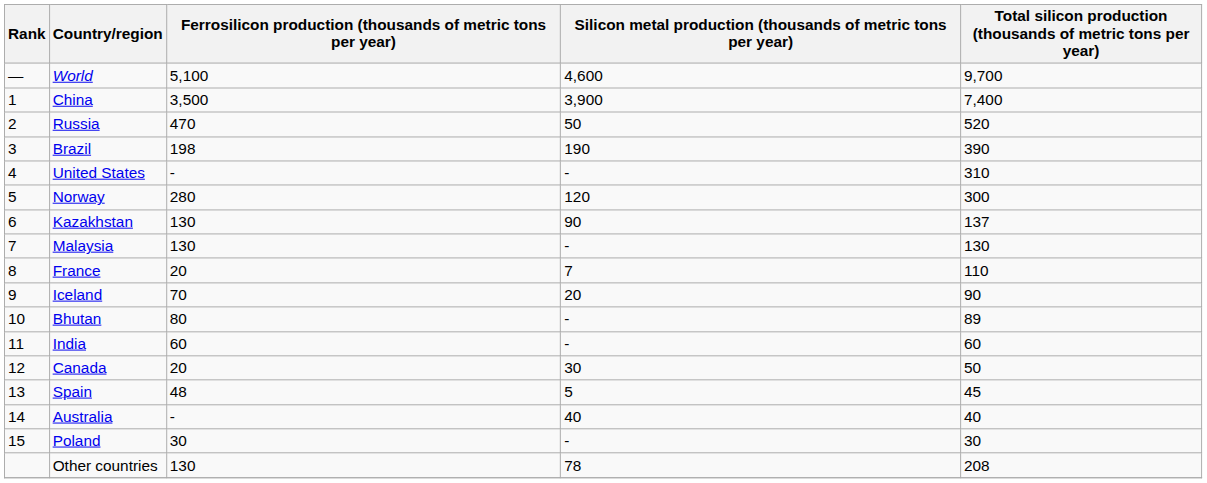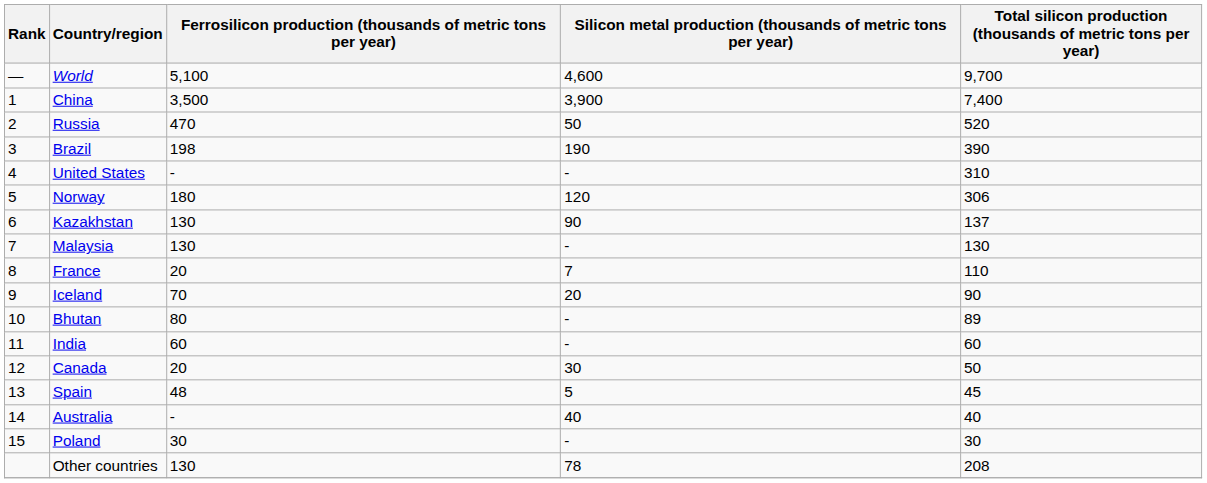(183, 197) 280 -> (183, 197) 180
(977, 197) 300 -> (977, 197) 306
